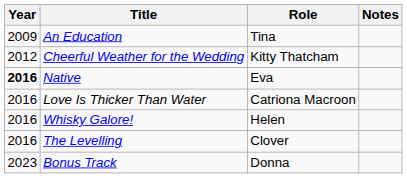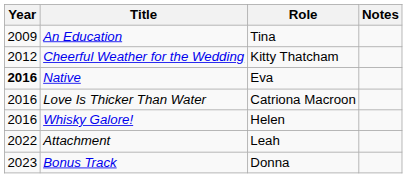- row: (83, 141)
+ row: (77, 141)
